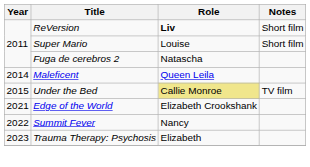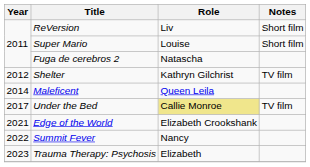(168, 28) bold -> (167, 28) normal
+ row: (49, 75)
(18, 91) 2015 -> (18, 106) 2017
